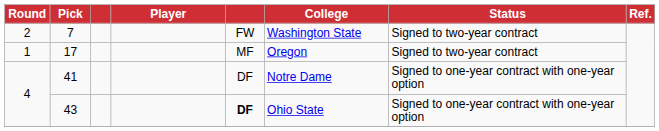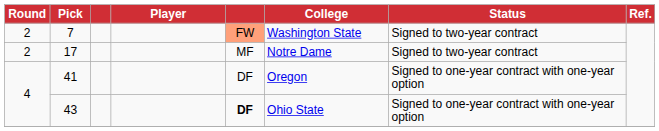(245, 33) no background -> (245, 33) lightsalmon background
(27, 52) 1 -> (27, 52) 2
(287, 52) Oregon -> (299, 52) Notre Dame
(299, 77) Notre Dame -> (287, 77) Oregon
